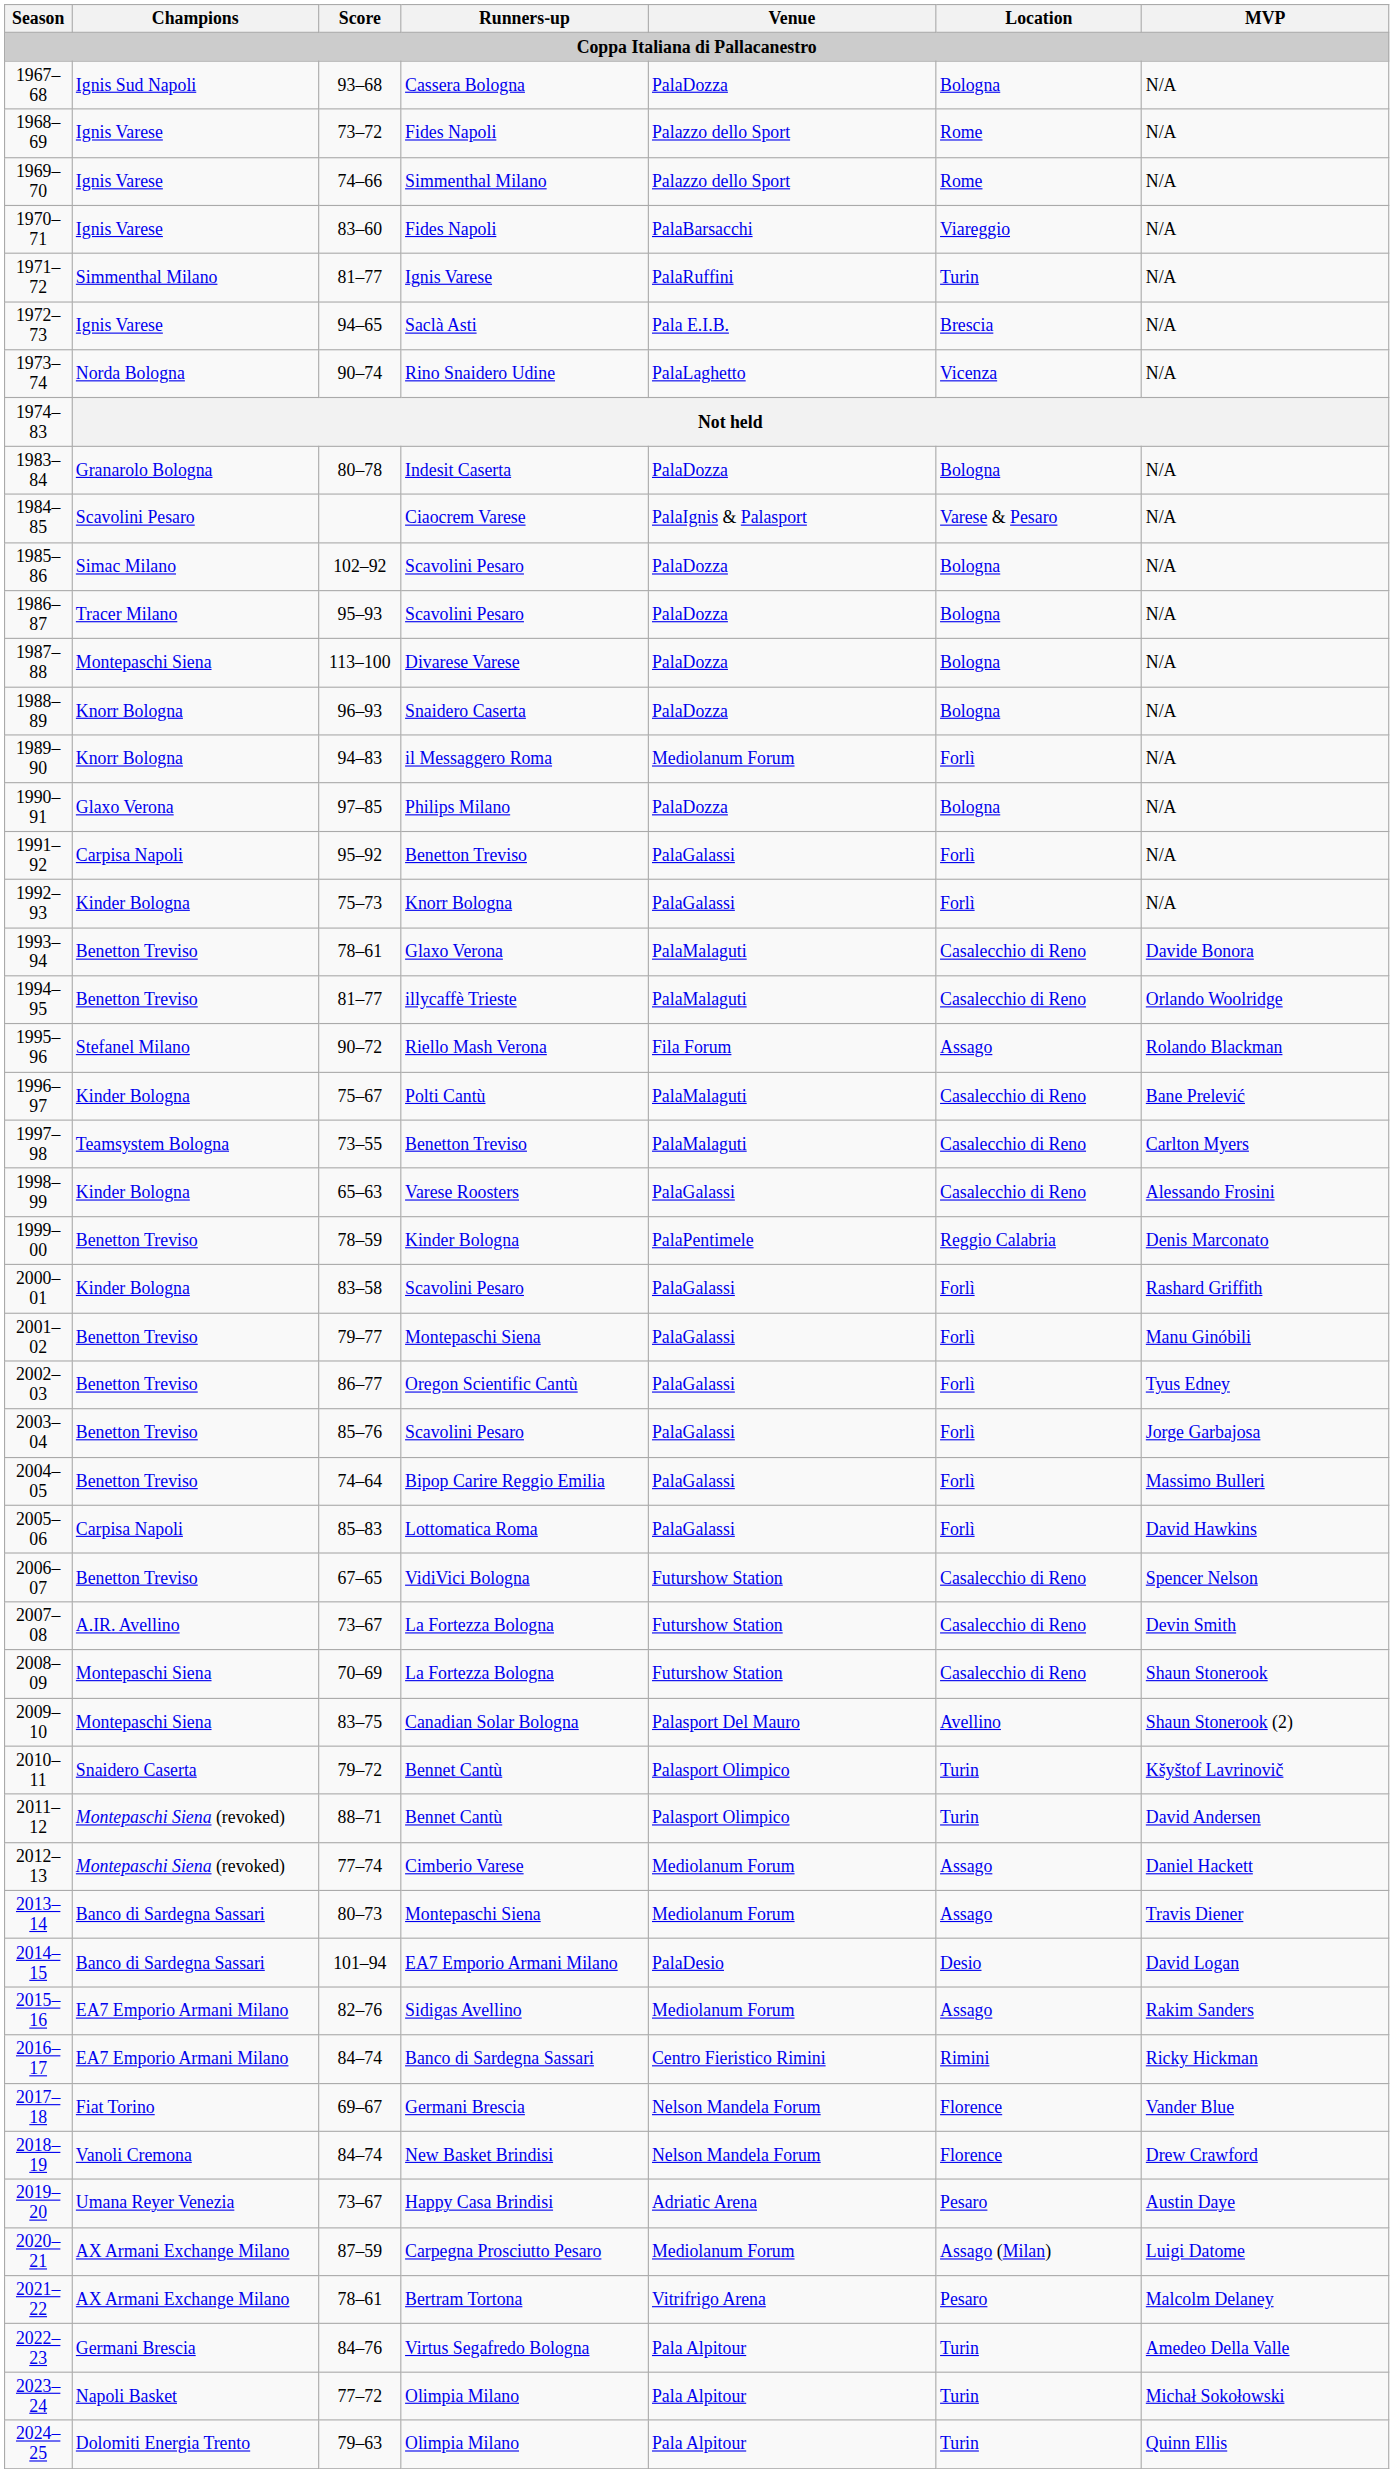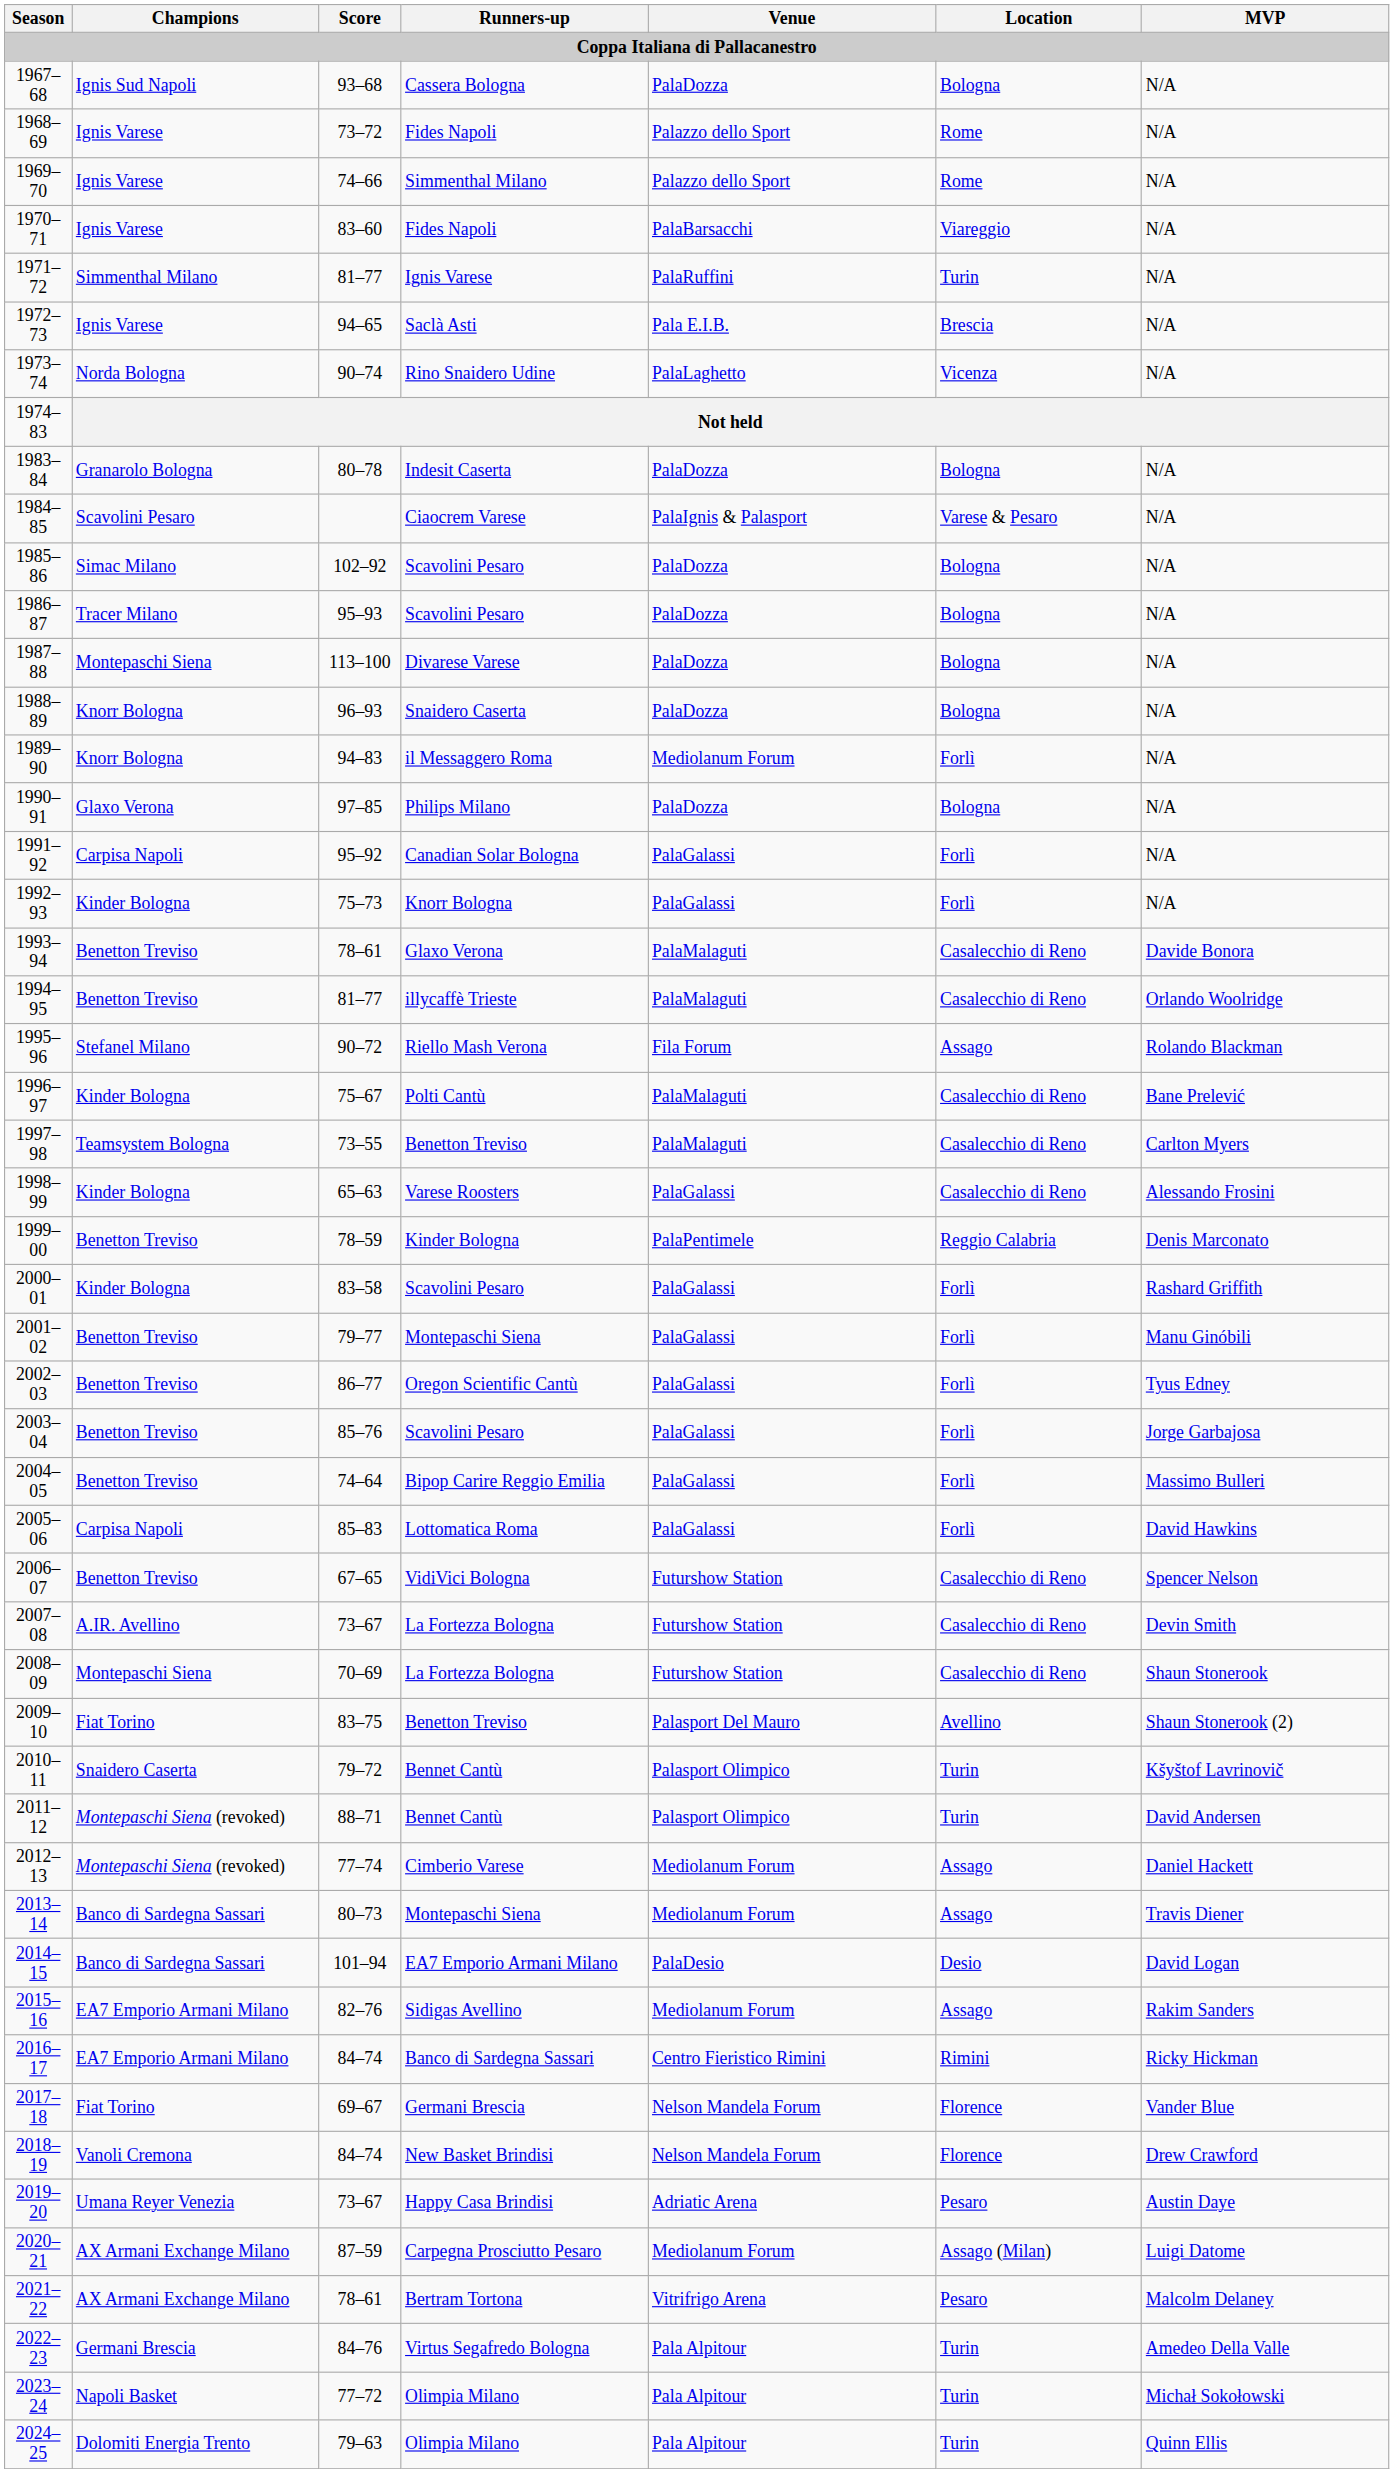(466, 855) Benetton Treviso -> (492, 855) Canadian Solar Bologna
(144, 1721) Montepaschi Siena -> (115, 1721) Fiat Torino
(492, 1721) Canadian Solar Bologna -> (466, 1721) Benetton Treviso
